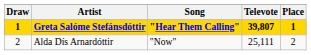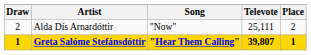rows swapped: (90, 27) <-> (73, 42)
